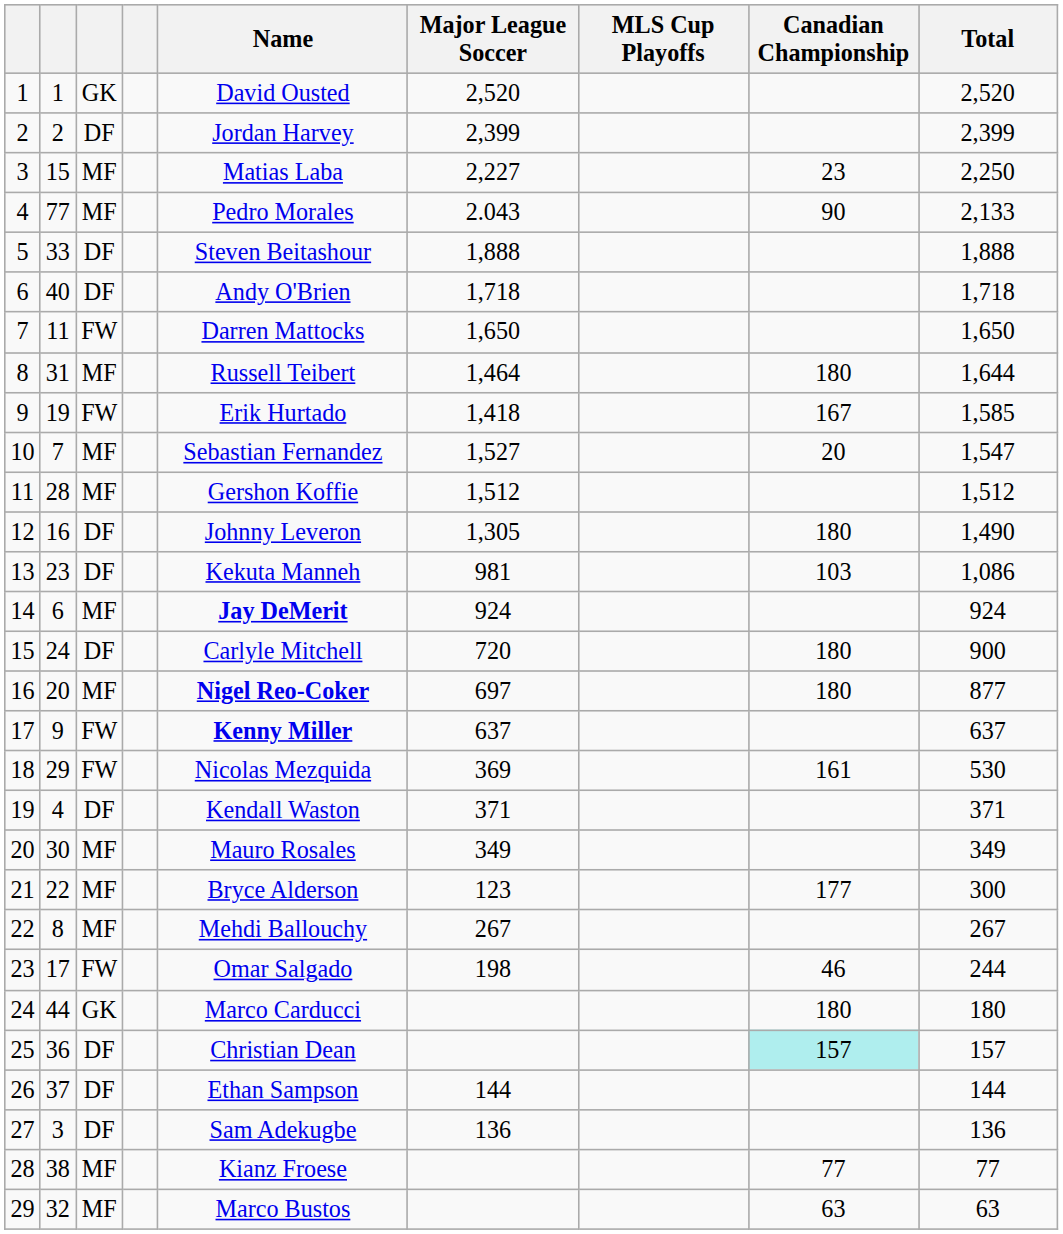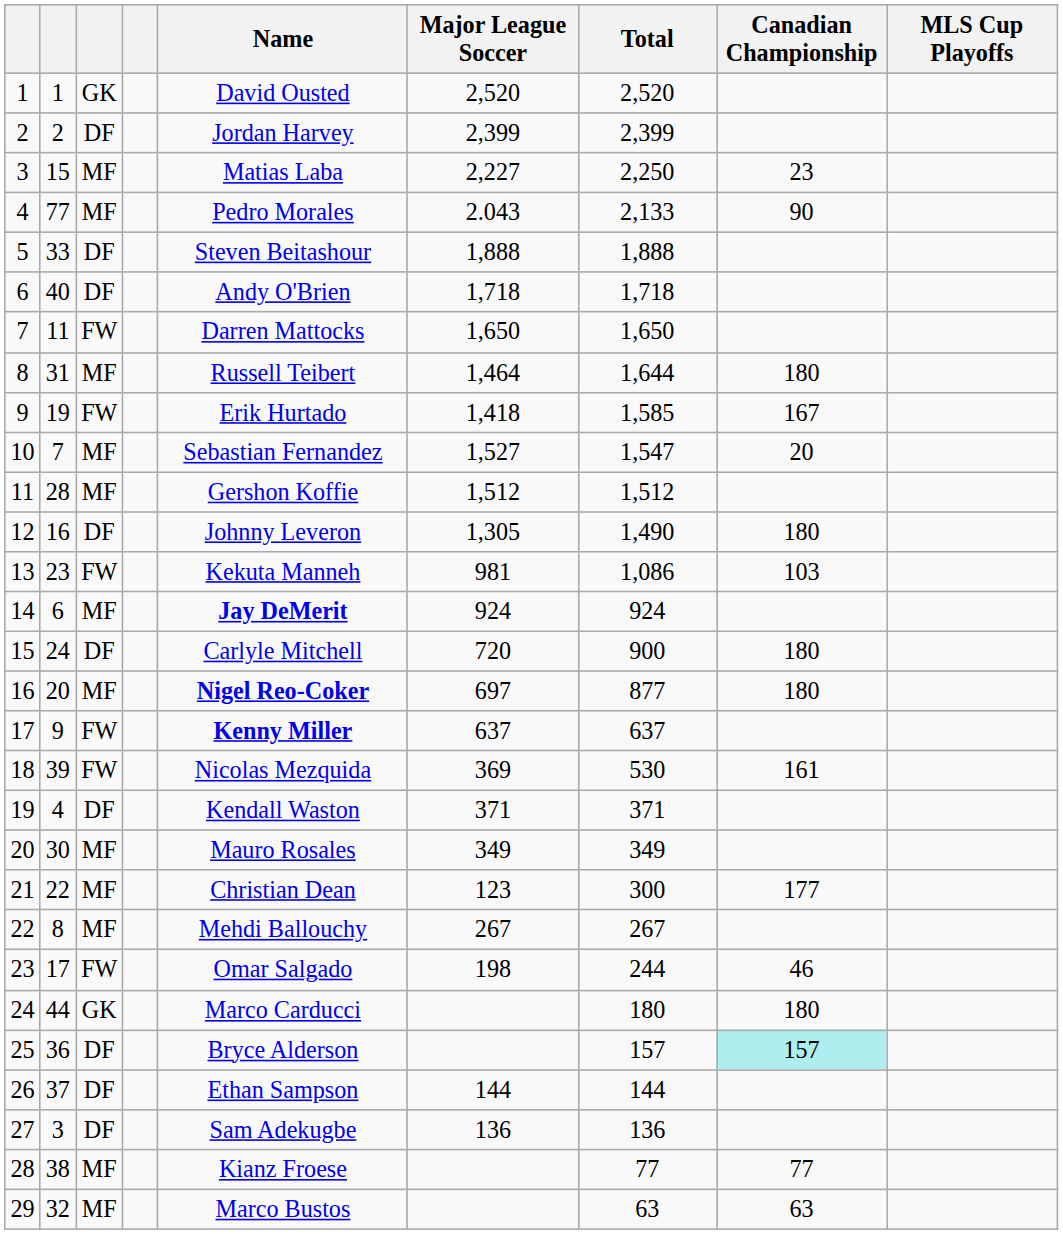columns swapped: (663, 38) <-> (988, 38)
(99, 571) DF -> (99, 571) FW
(58, 770) 29 -> (58, 770) 39
(283, 890) Bryce Alderson -> (283, 890) Christian Dean
(283, 1049) Christian Dean -> (283, 1049) Bryce Alderson
